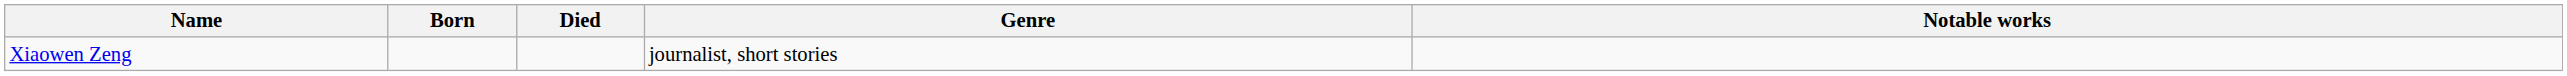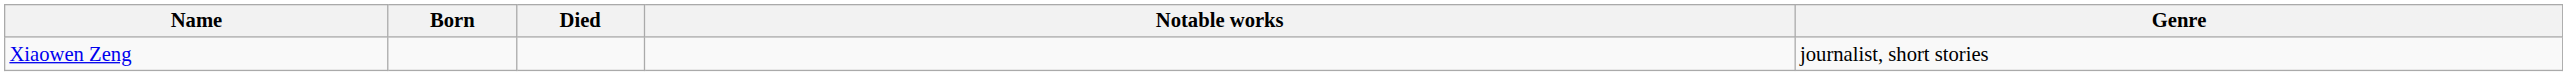columns swapped: (1028, 20) <-> (1987, 20)
